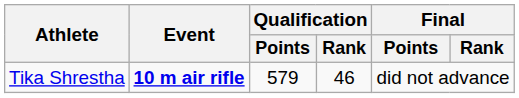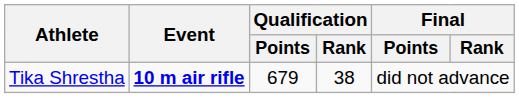(283, 78) 579 -> (283, 78) 679
(344, 78) 46 -> (344, 78) 38
